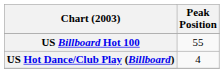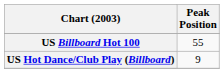(198, 59) 4 -> (198, 59) 9
